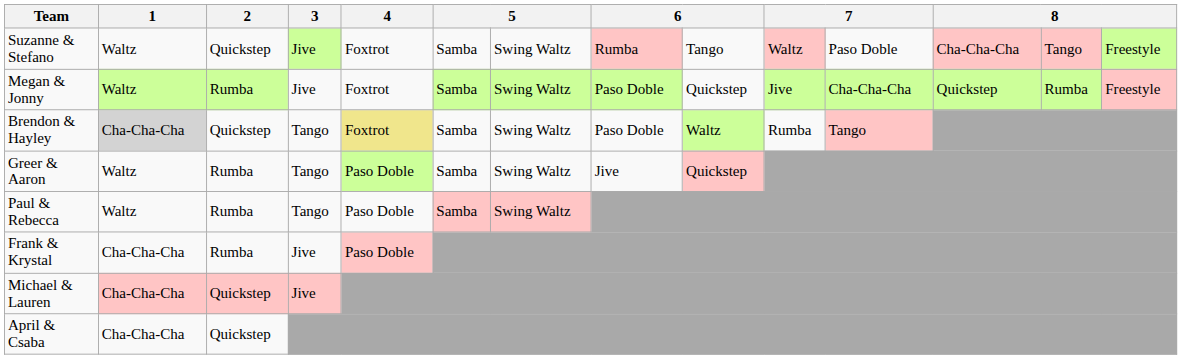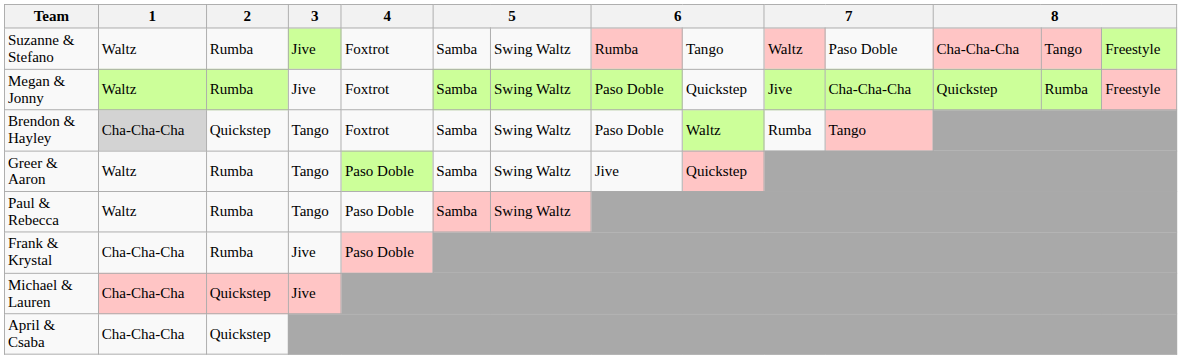(240, 48) Quickstep -> (231, 48) Rumba
(367, 130) khaki background -> (367, 130) no background
